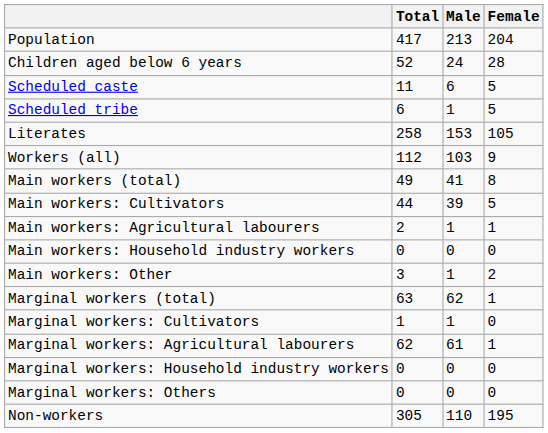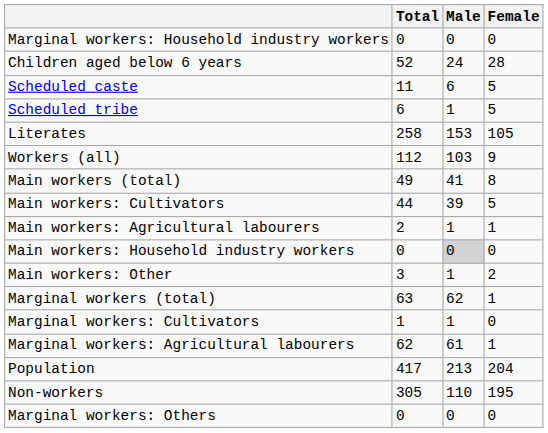rows swapped: (51, 40) <-> (199, 369)
(450, 251) no background -> (450, 251) lightgrey background
rows swapped: (112, 393) <-> (56, 416)
